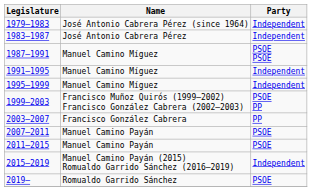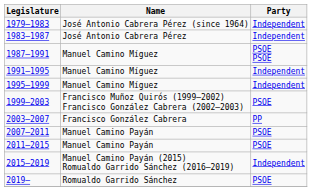(262, 102) PSOE PP -> (262, 102) PSOE
